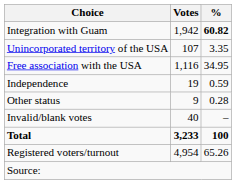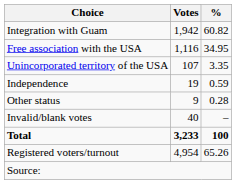(216, 30) bold -> (216, 30) normal
rows swapped: (74, 65) <-> (88, 48)
